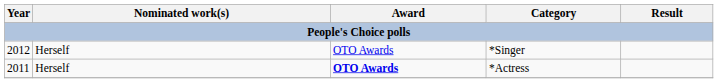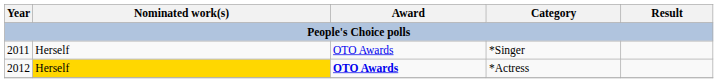(19, 50) 2012 -> (18, 50) 2011
(18, 68) 2011 -> (19, 68) 2012
(52, 68) no background -> (52, 68) gold background
